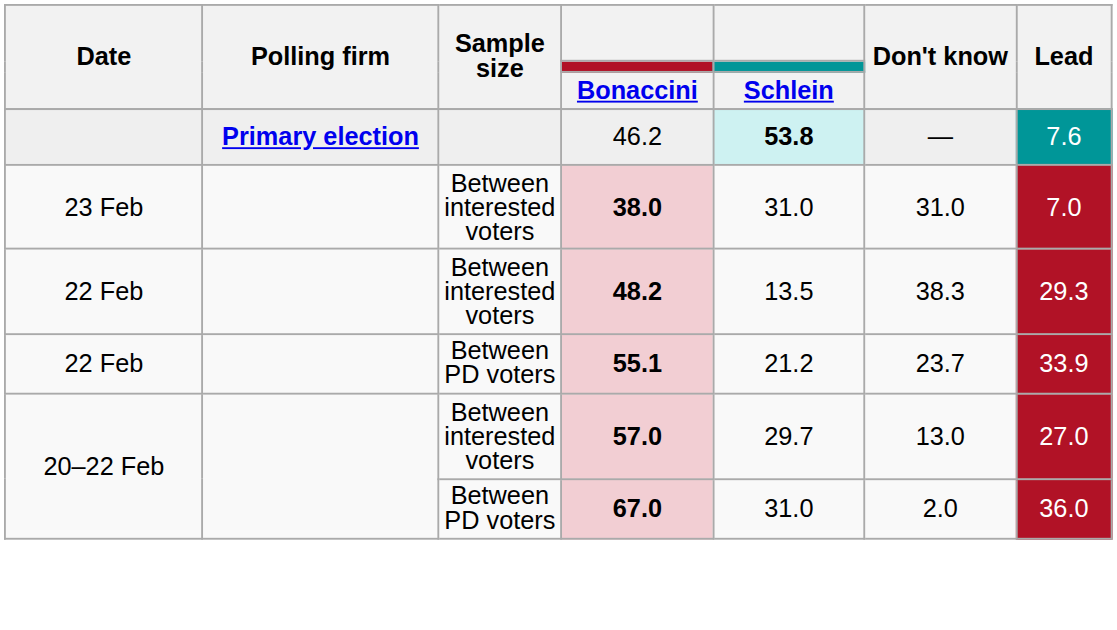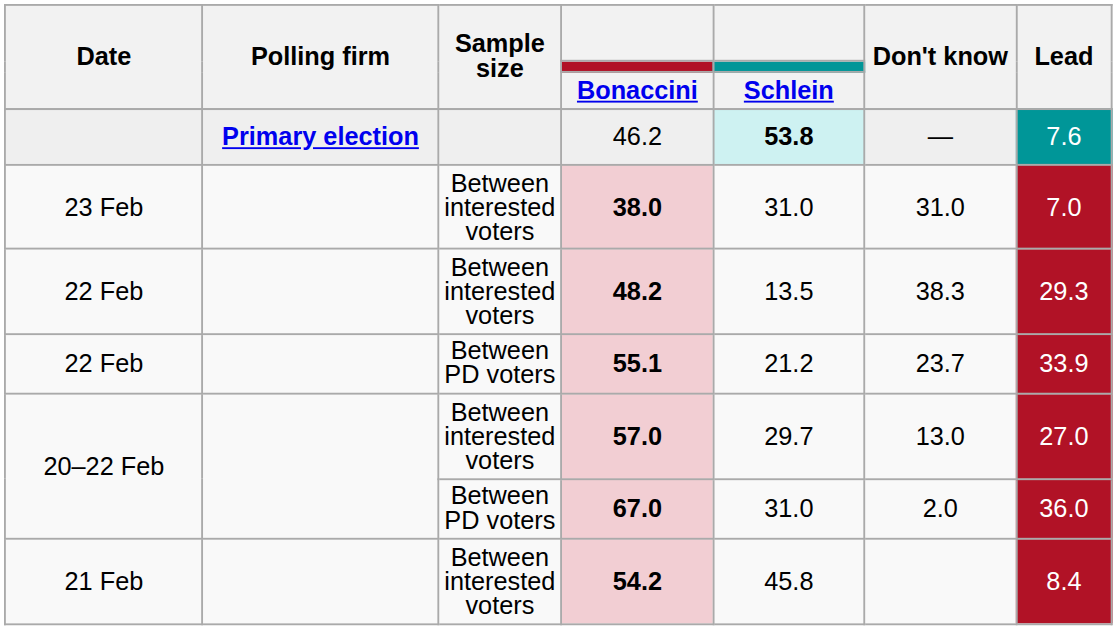+ row: (637, 581)
